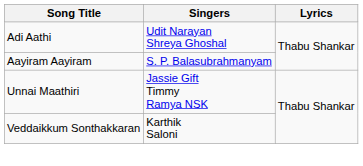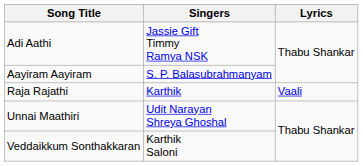(186, 37) Udit Narayan Shreya Ghoshal -> (177, 43) Jassie Gift Timmy Ramya NSK
+ row: (37, 91)
(177, 91) Jassie Gift Timmy Ramya NSK -> (186, 115) Udit Narayan Shreya Ghoshal
